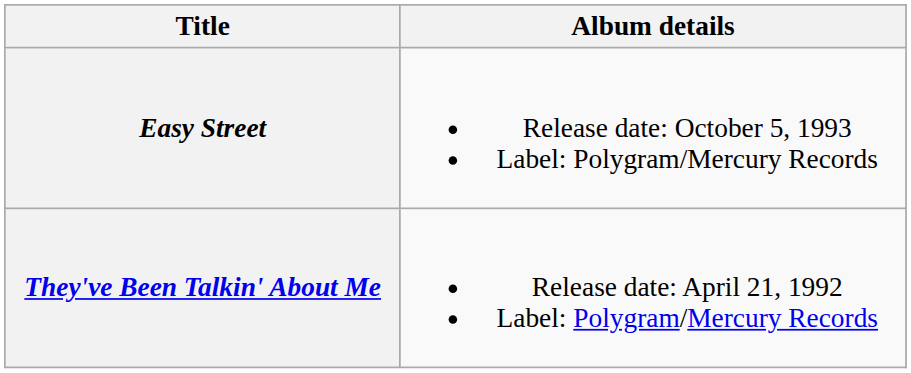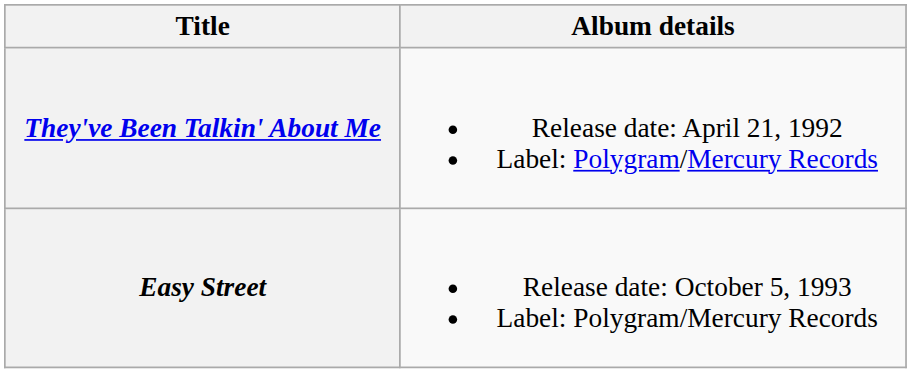rows swapped: (203, 287) <-> (203, 127)
